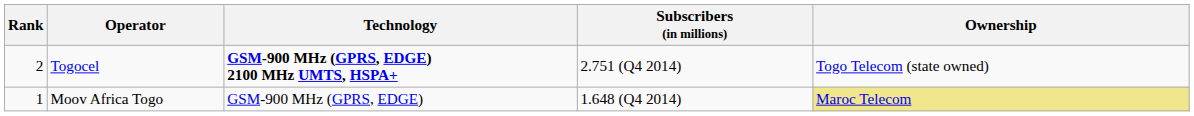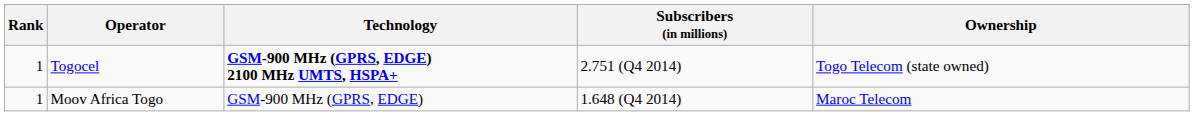(40, 66) 2 -> (40, 66) 1
(864, 98) khaki background -> (864, 98) no background
